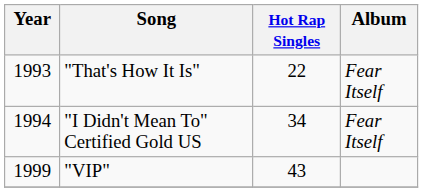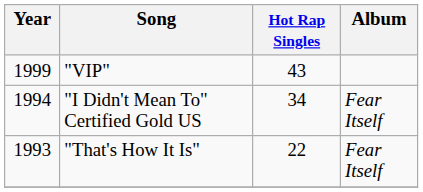rows swapped: (87, 171) <-> (132, 70)
